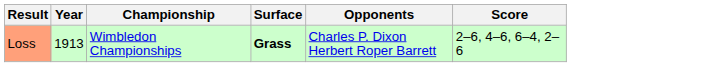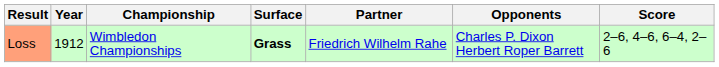+ column: (379, 15)
(69, 43) 1913 -> (69, 43) 1912
